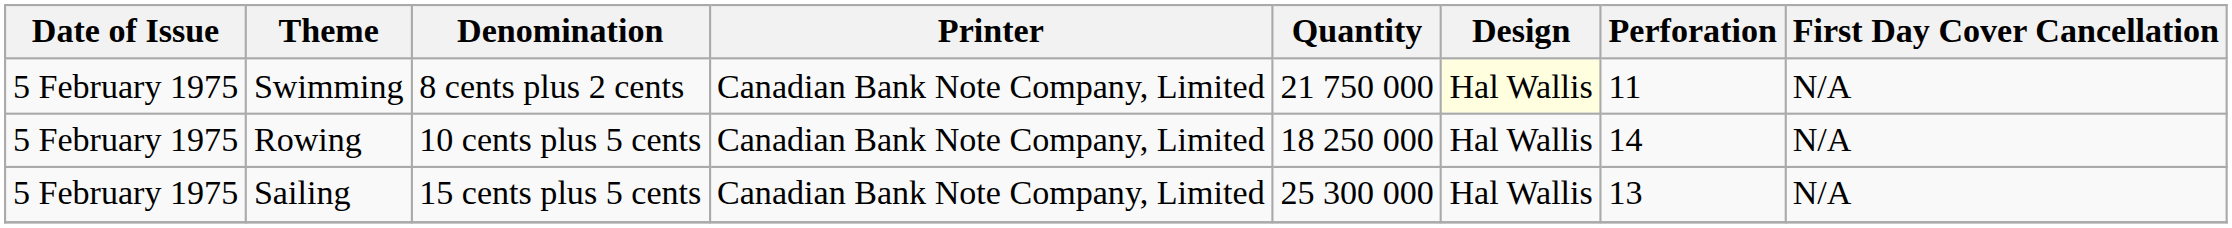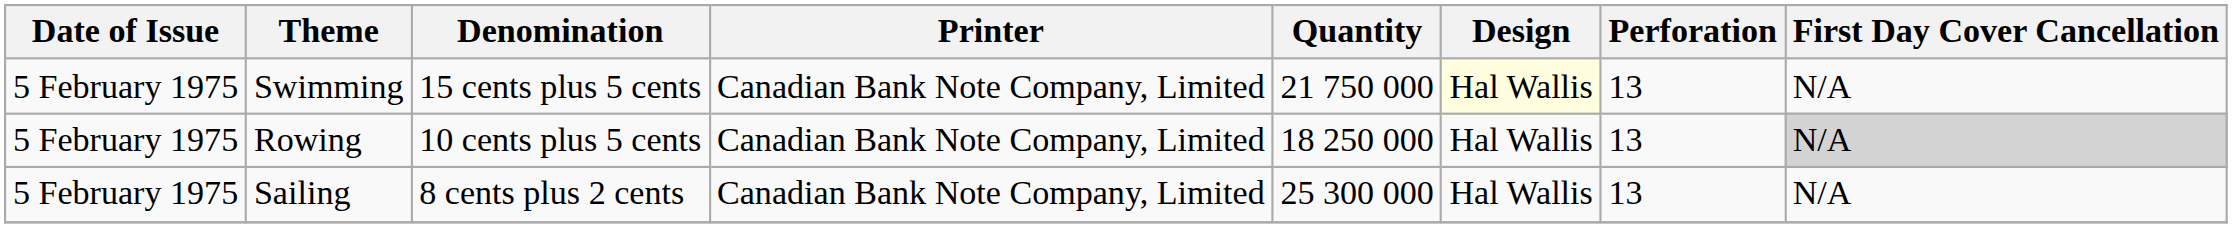(552, 85) 8 cents plus 2 cents -> (560, 85) 15 cents plus 5 cents
(1625, 85) 11 -> (1626, 85) 13
(1626, 139) 14 -> (1626, 139) 13
(1822, 139) no background -> (1822, 139) lightgrey background
(560, 193) 15 cents plus 5 cents -> (552, 193) 8 cents plus 2 cents
